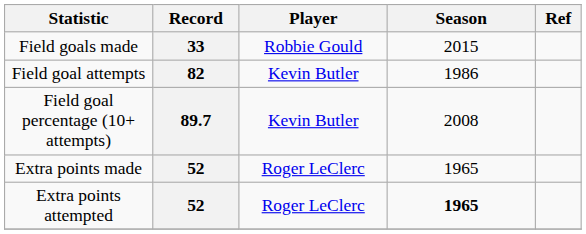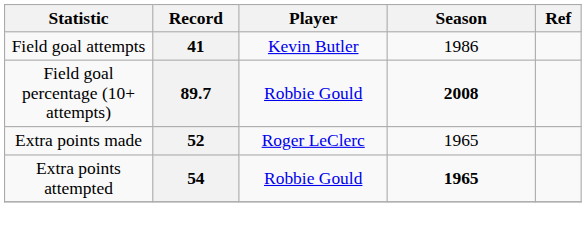- row: (79, 45)
(196, 73) 82 -> (196, 45) 41
(313, 120) Kevin Butler -> (313, 93) Robbie Gould
(461, 120) normal -> (461, 93) bold
(196, 205) 52 -> (196, 178) 54
(313, 205) Roger LeClerc -> (313, 178) Robbie Gould
